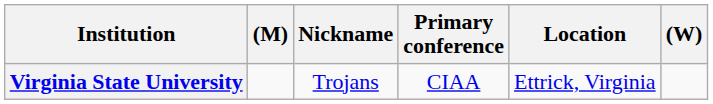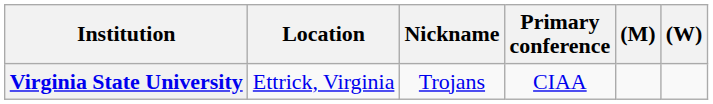columns swapped: (585, 34) <-> (270, 34)
